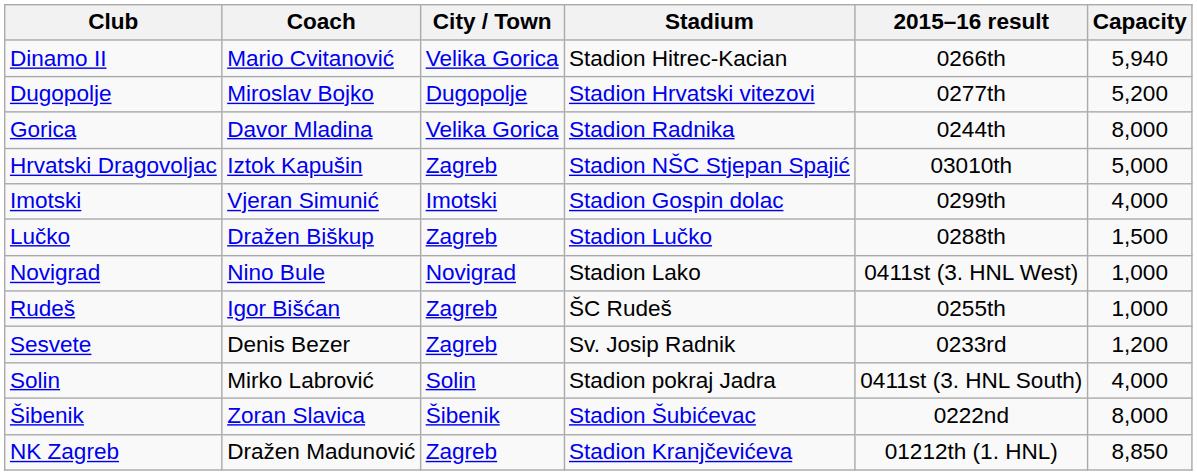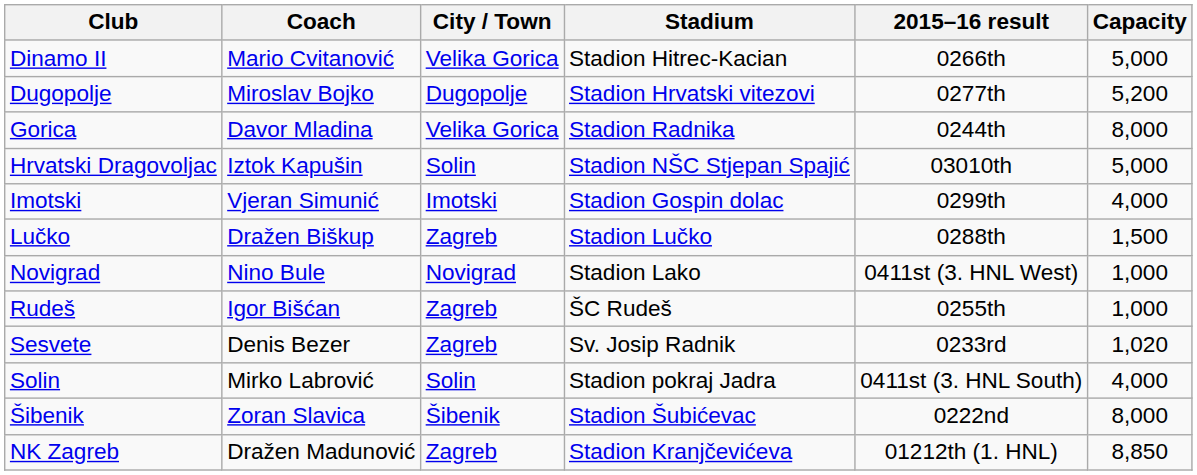(1140, 58) 5,940 -> (1140, 58) 5,000
(461, 165) Zagreb -> (451, 165) Solin
(1140, 344) 1,200 -> (1140, 344) 1,020
